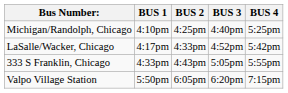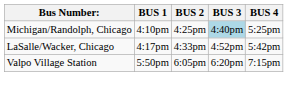(227, 29) no background -> (227, 29) lightblue background
- row: (58, 63)
